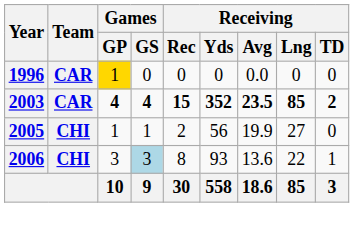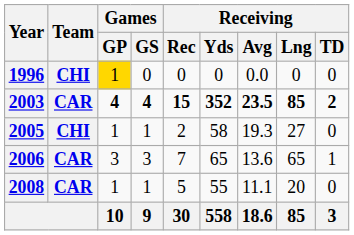(73, 74) CAR -> (73, 74) CHI
(219, 131) 56 -> (219, 131) 58
(257, 131) 19.9 -> (257, 131) 19.3
(73, 159) CHI -> (73, 159) CAR
(147, 159) lightblue background -> (147, 159) no background
(181, 159) 8 -> (181, 159) 7
(219, 159) 93 -> (219, 159) 65
(296, 159) 22 -> (296, 159) 65
+ row: (26, 187)
